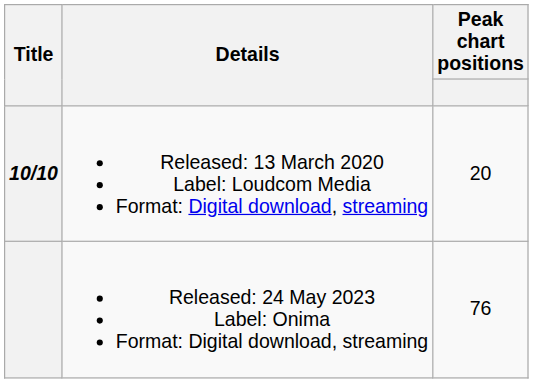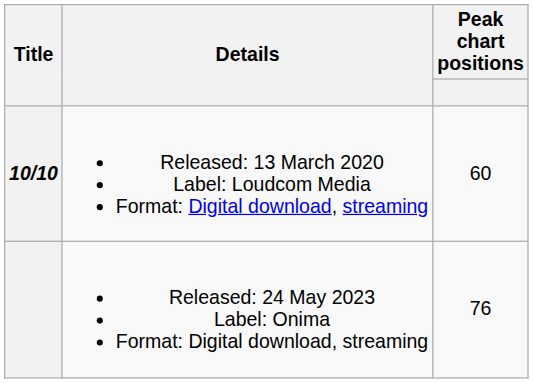(481, 173) 20 -> (481, 173) 60
